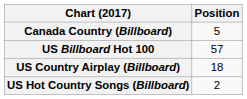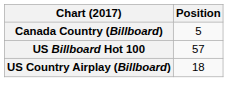- row: (98, 85)
